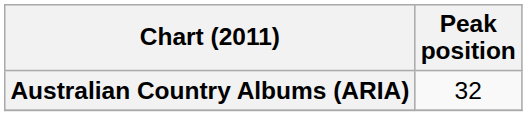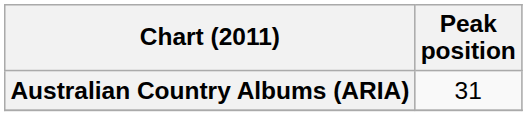(468, 90) 32 -> (468, 90) 31
